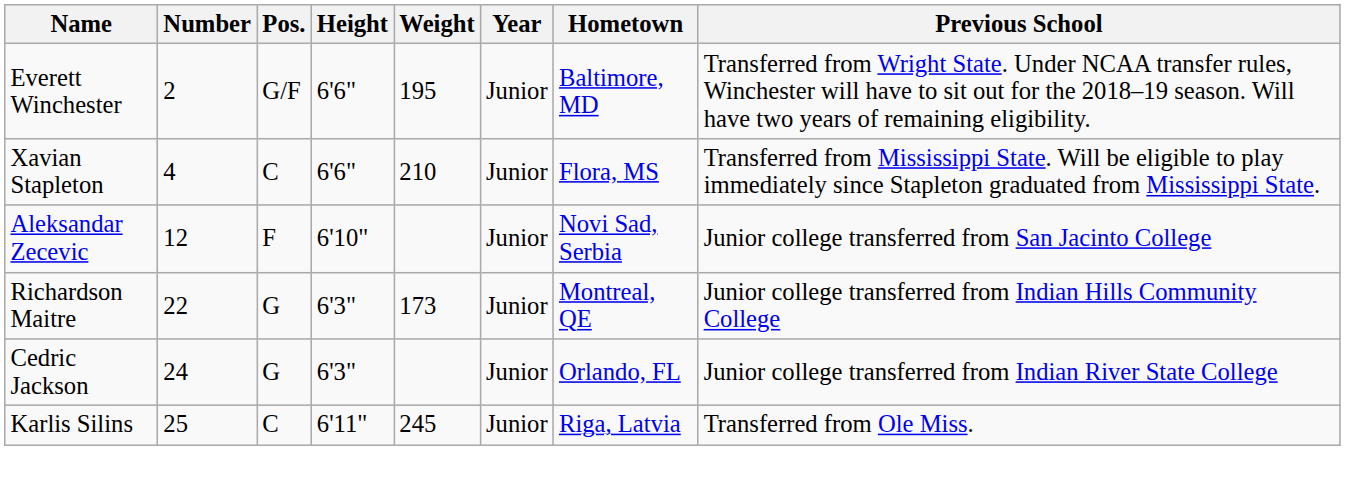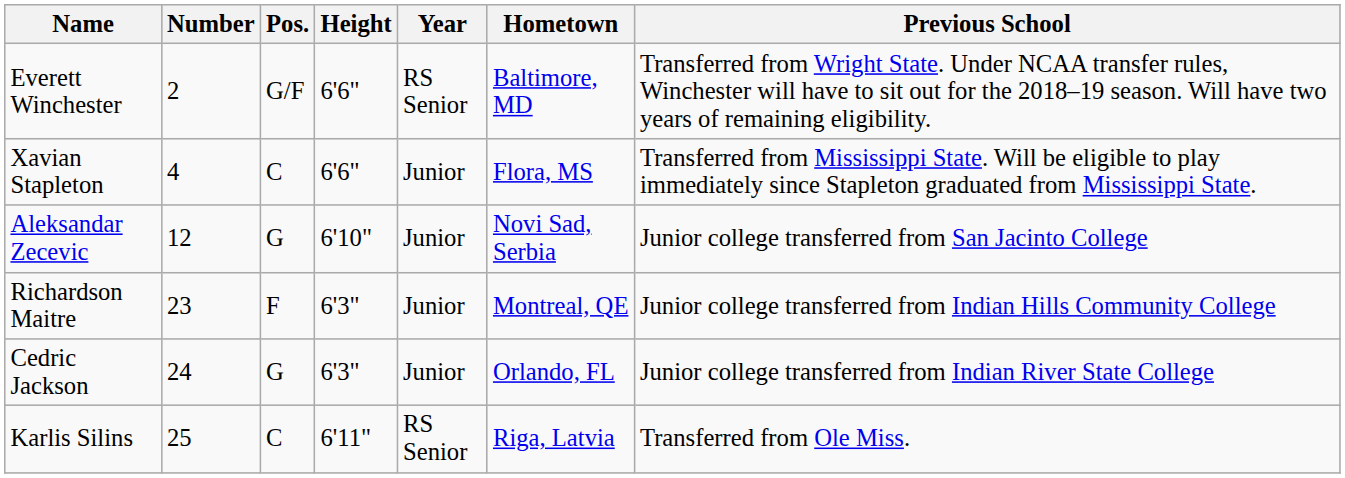- column: (437, 24)
(517, 90) Junior -> (435, 90) RS Senior
(269, 238) F -> (275, 238) G
(176, 305) 22 -> (179, 305) 23
(271, 305) G -> (273, 305) F
(517, 424) Junior -> (435, 438) RS Senior
